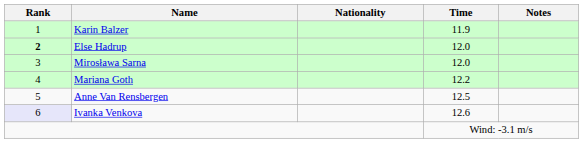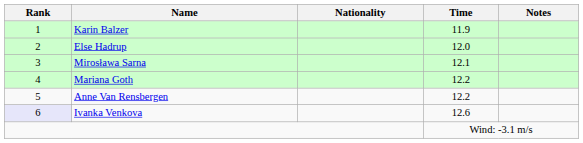(38, 46) bold -> (38, 46) normal
(461, 63) 12.0 -> (461, 63) 12.1
(461, 96) 12.5 -> (461, 96) 12.2
